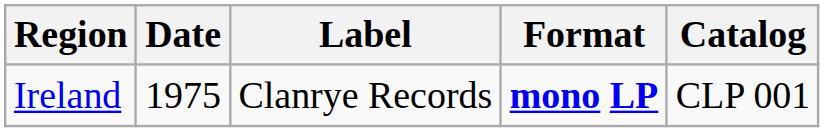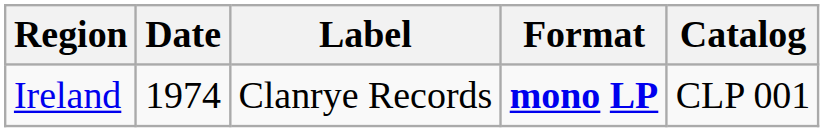(183, 94) 1975 -> (183, 94) 1974
